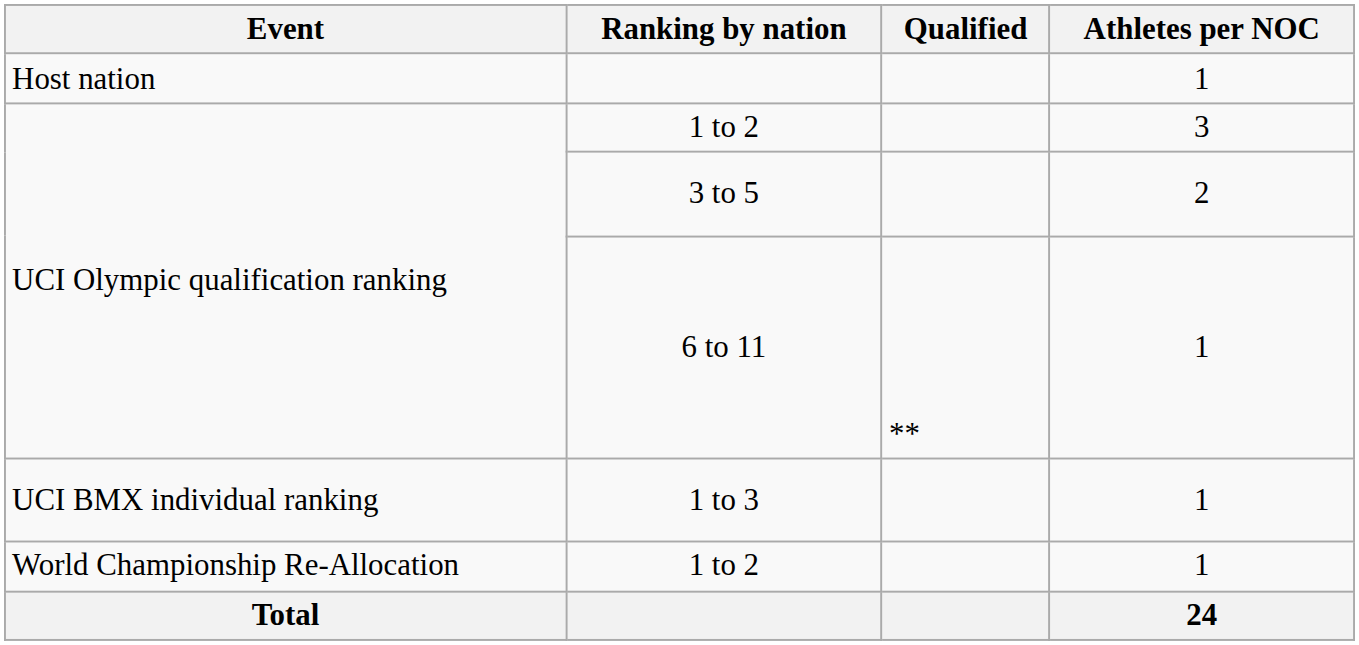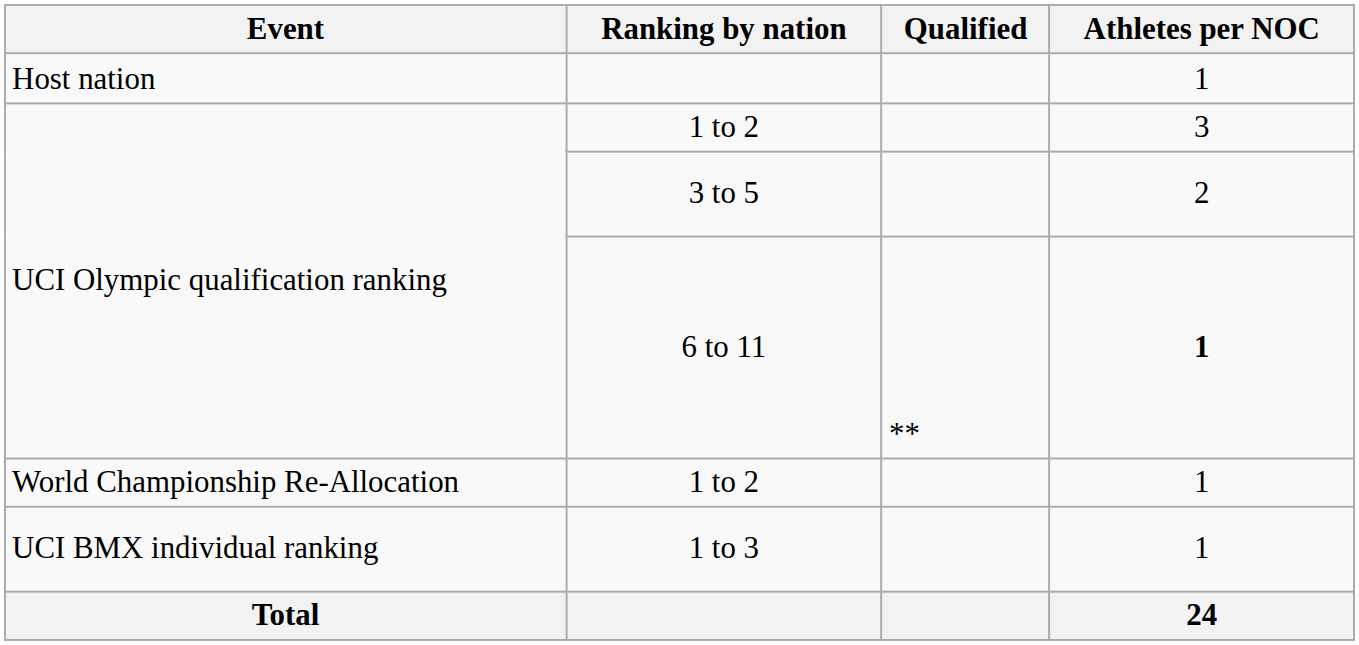(1202, 346) normal -> (1202, 346) bold
rows swapped: (195, 499) <-> (236, 566)
